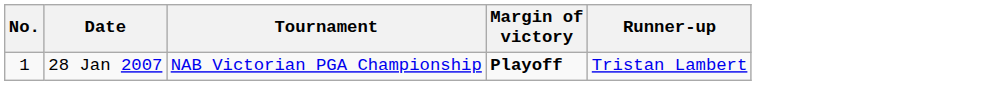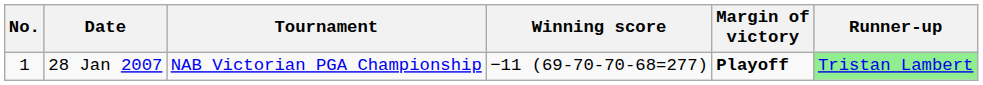+ column: (599, 29)
(670, 67) no background -> (896, 67) lightgreen background
